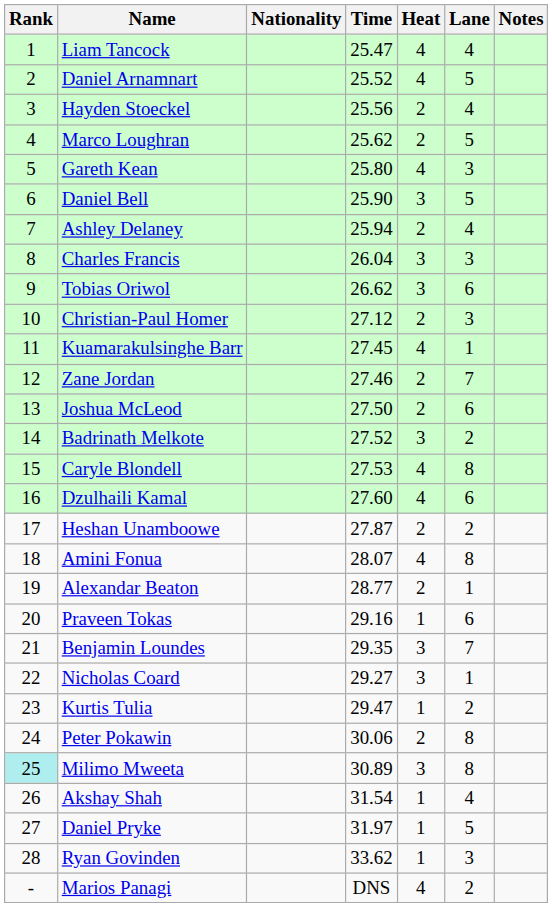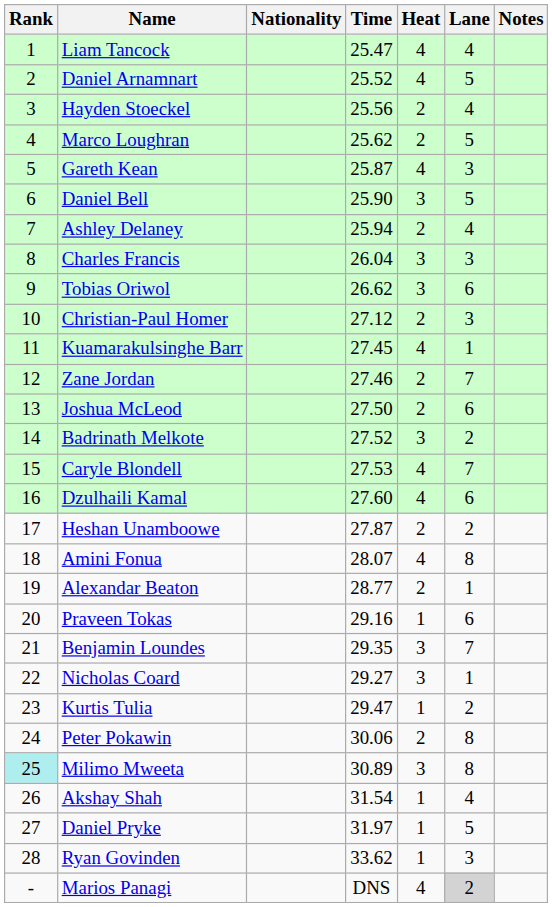(371, 169) 25.80 -> (371, 169) 25.87
(469, 468) 8 -> (469, 468) 7
(469, 887) no background -> (469, 887) lightgrey background
